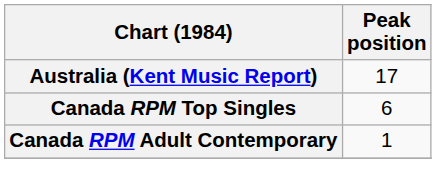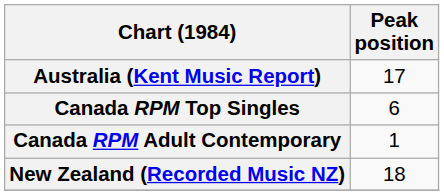+ row: (177, 173)
